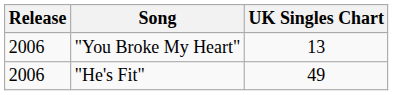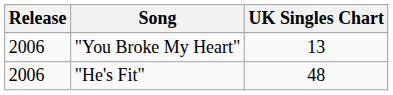(316, 75) 49 -> (316, 75) 48
